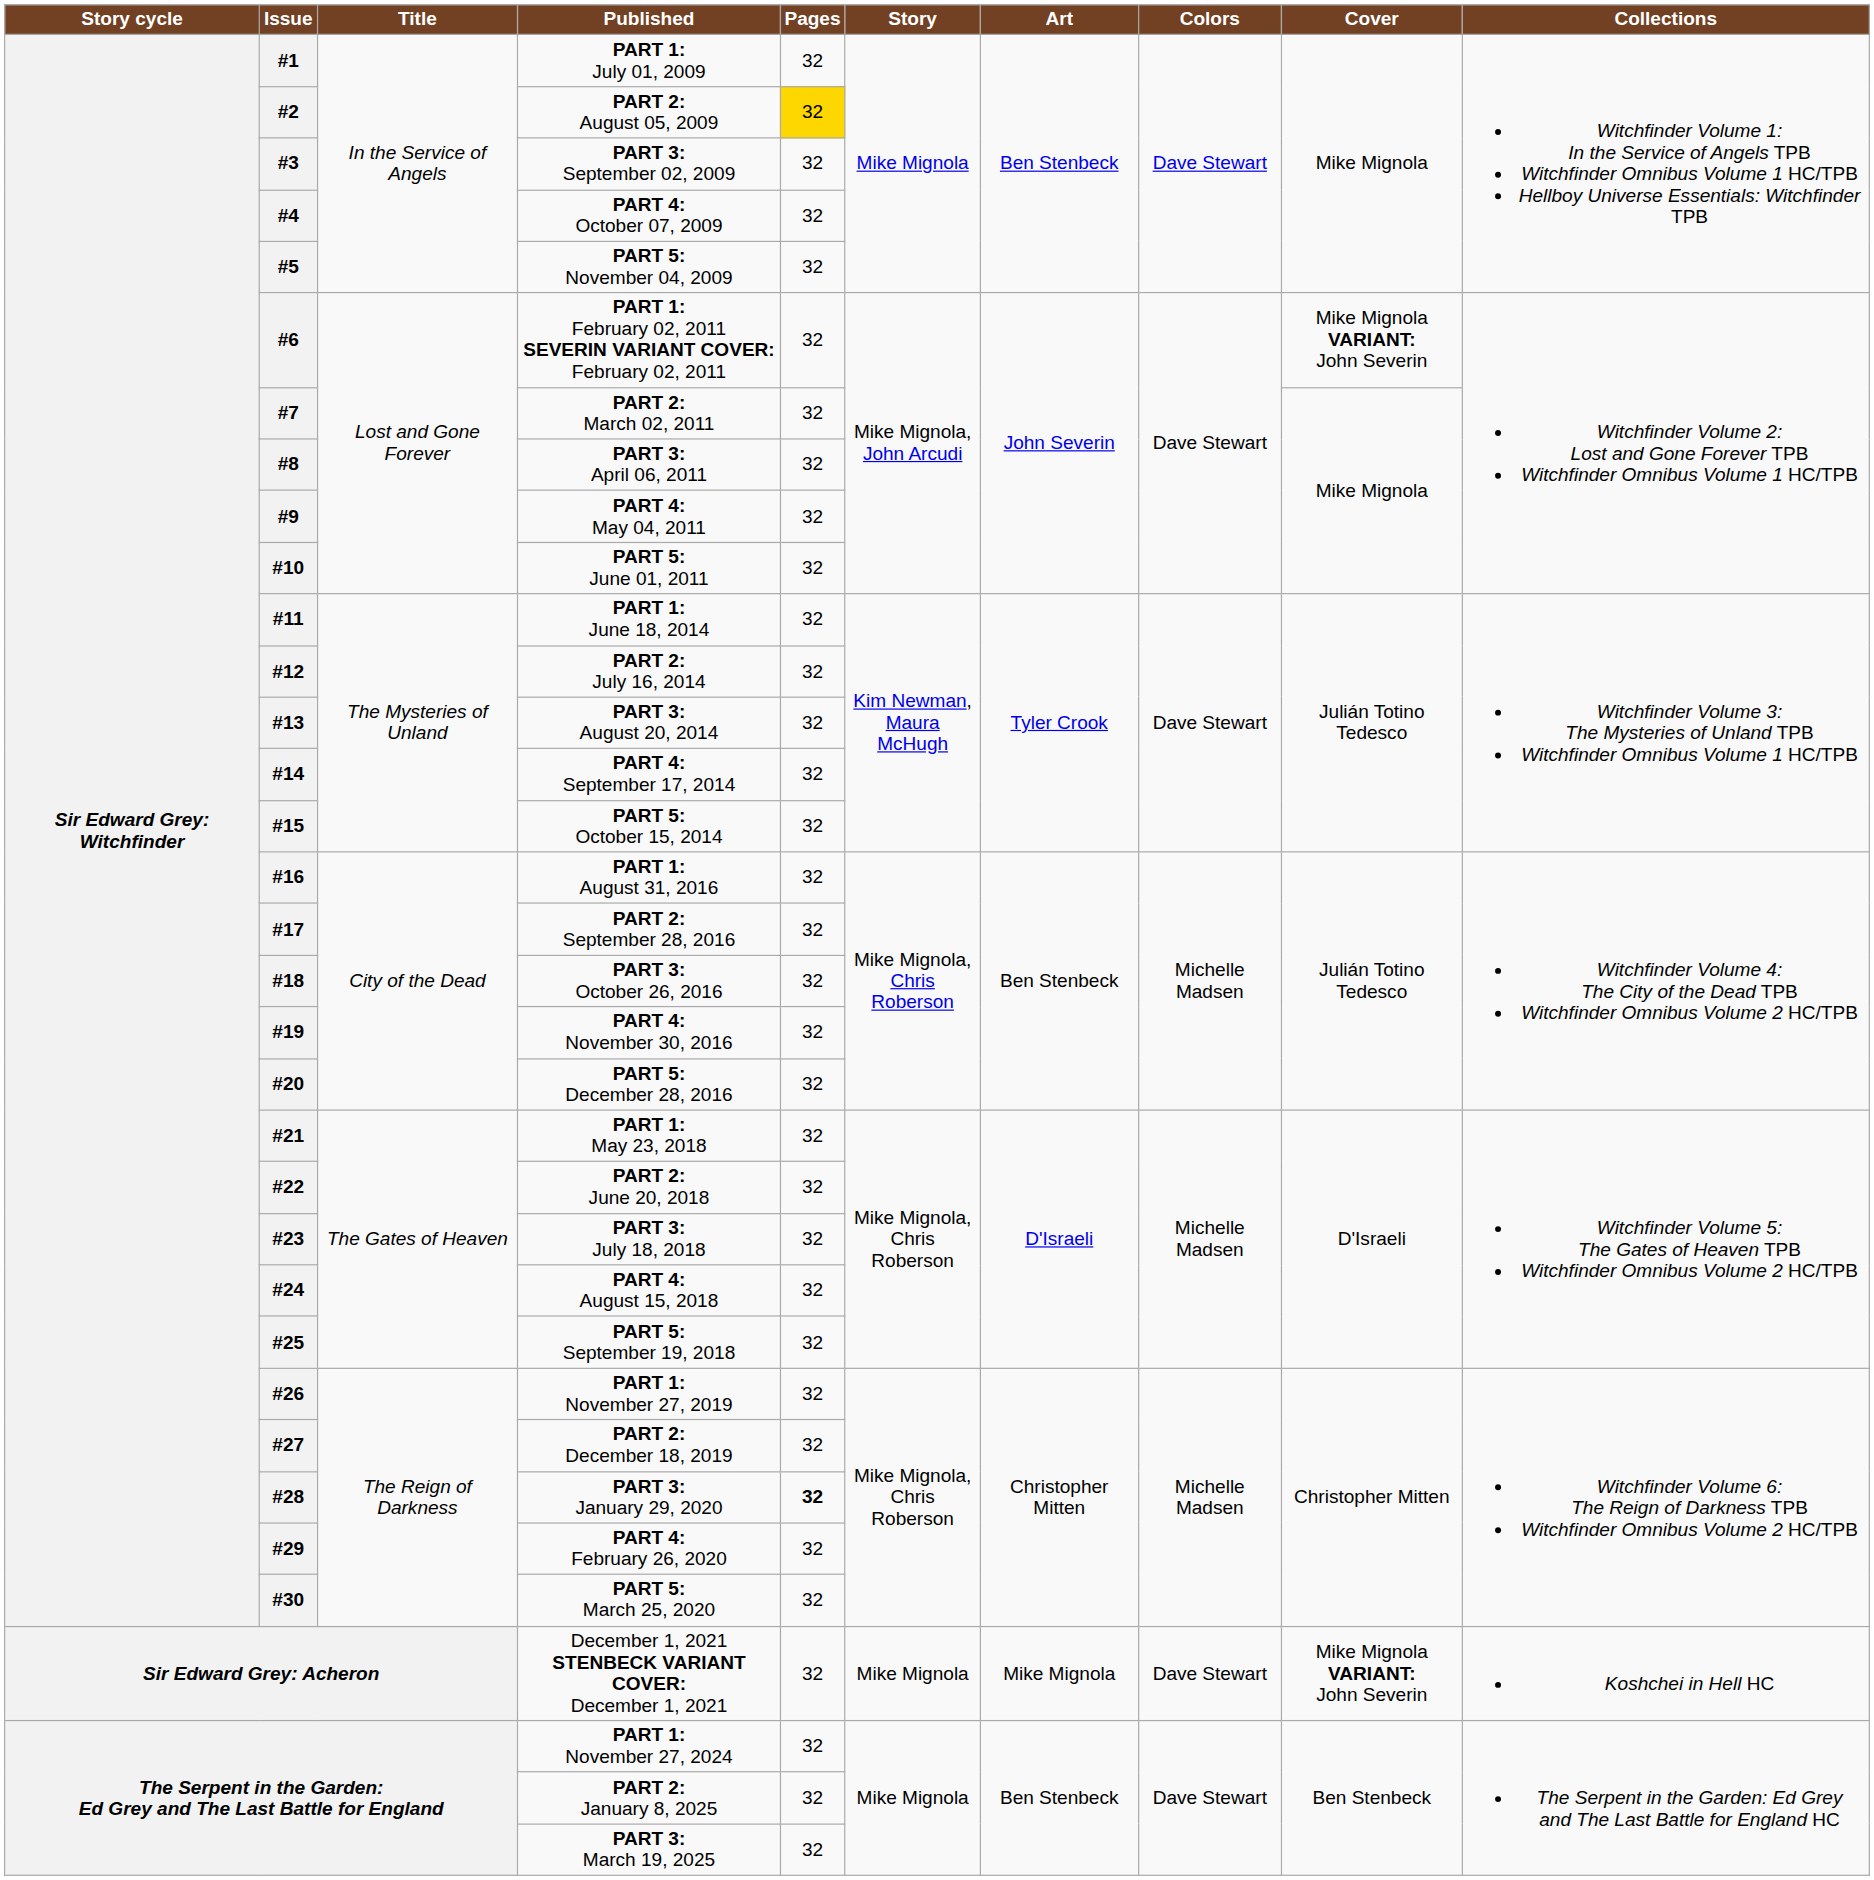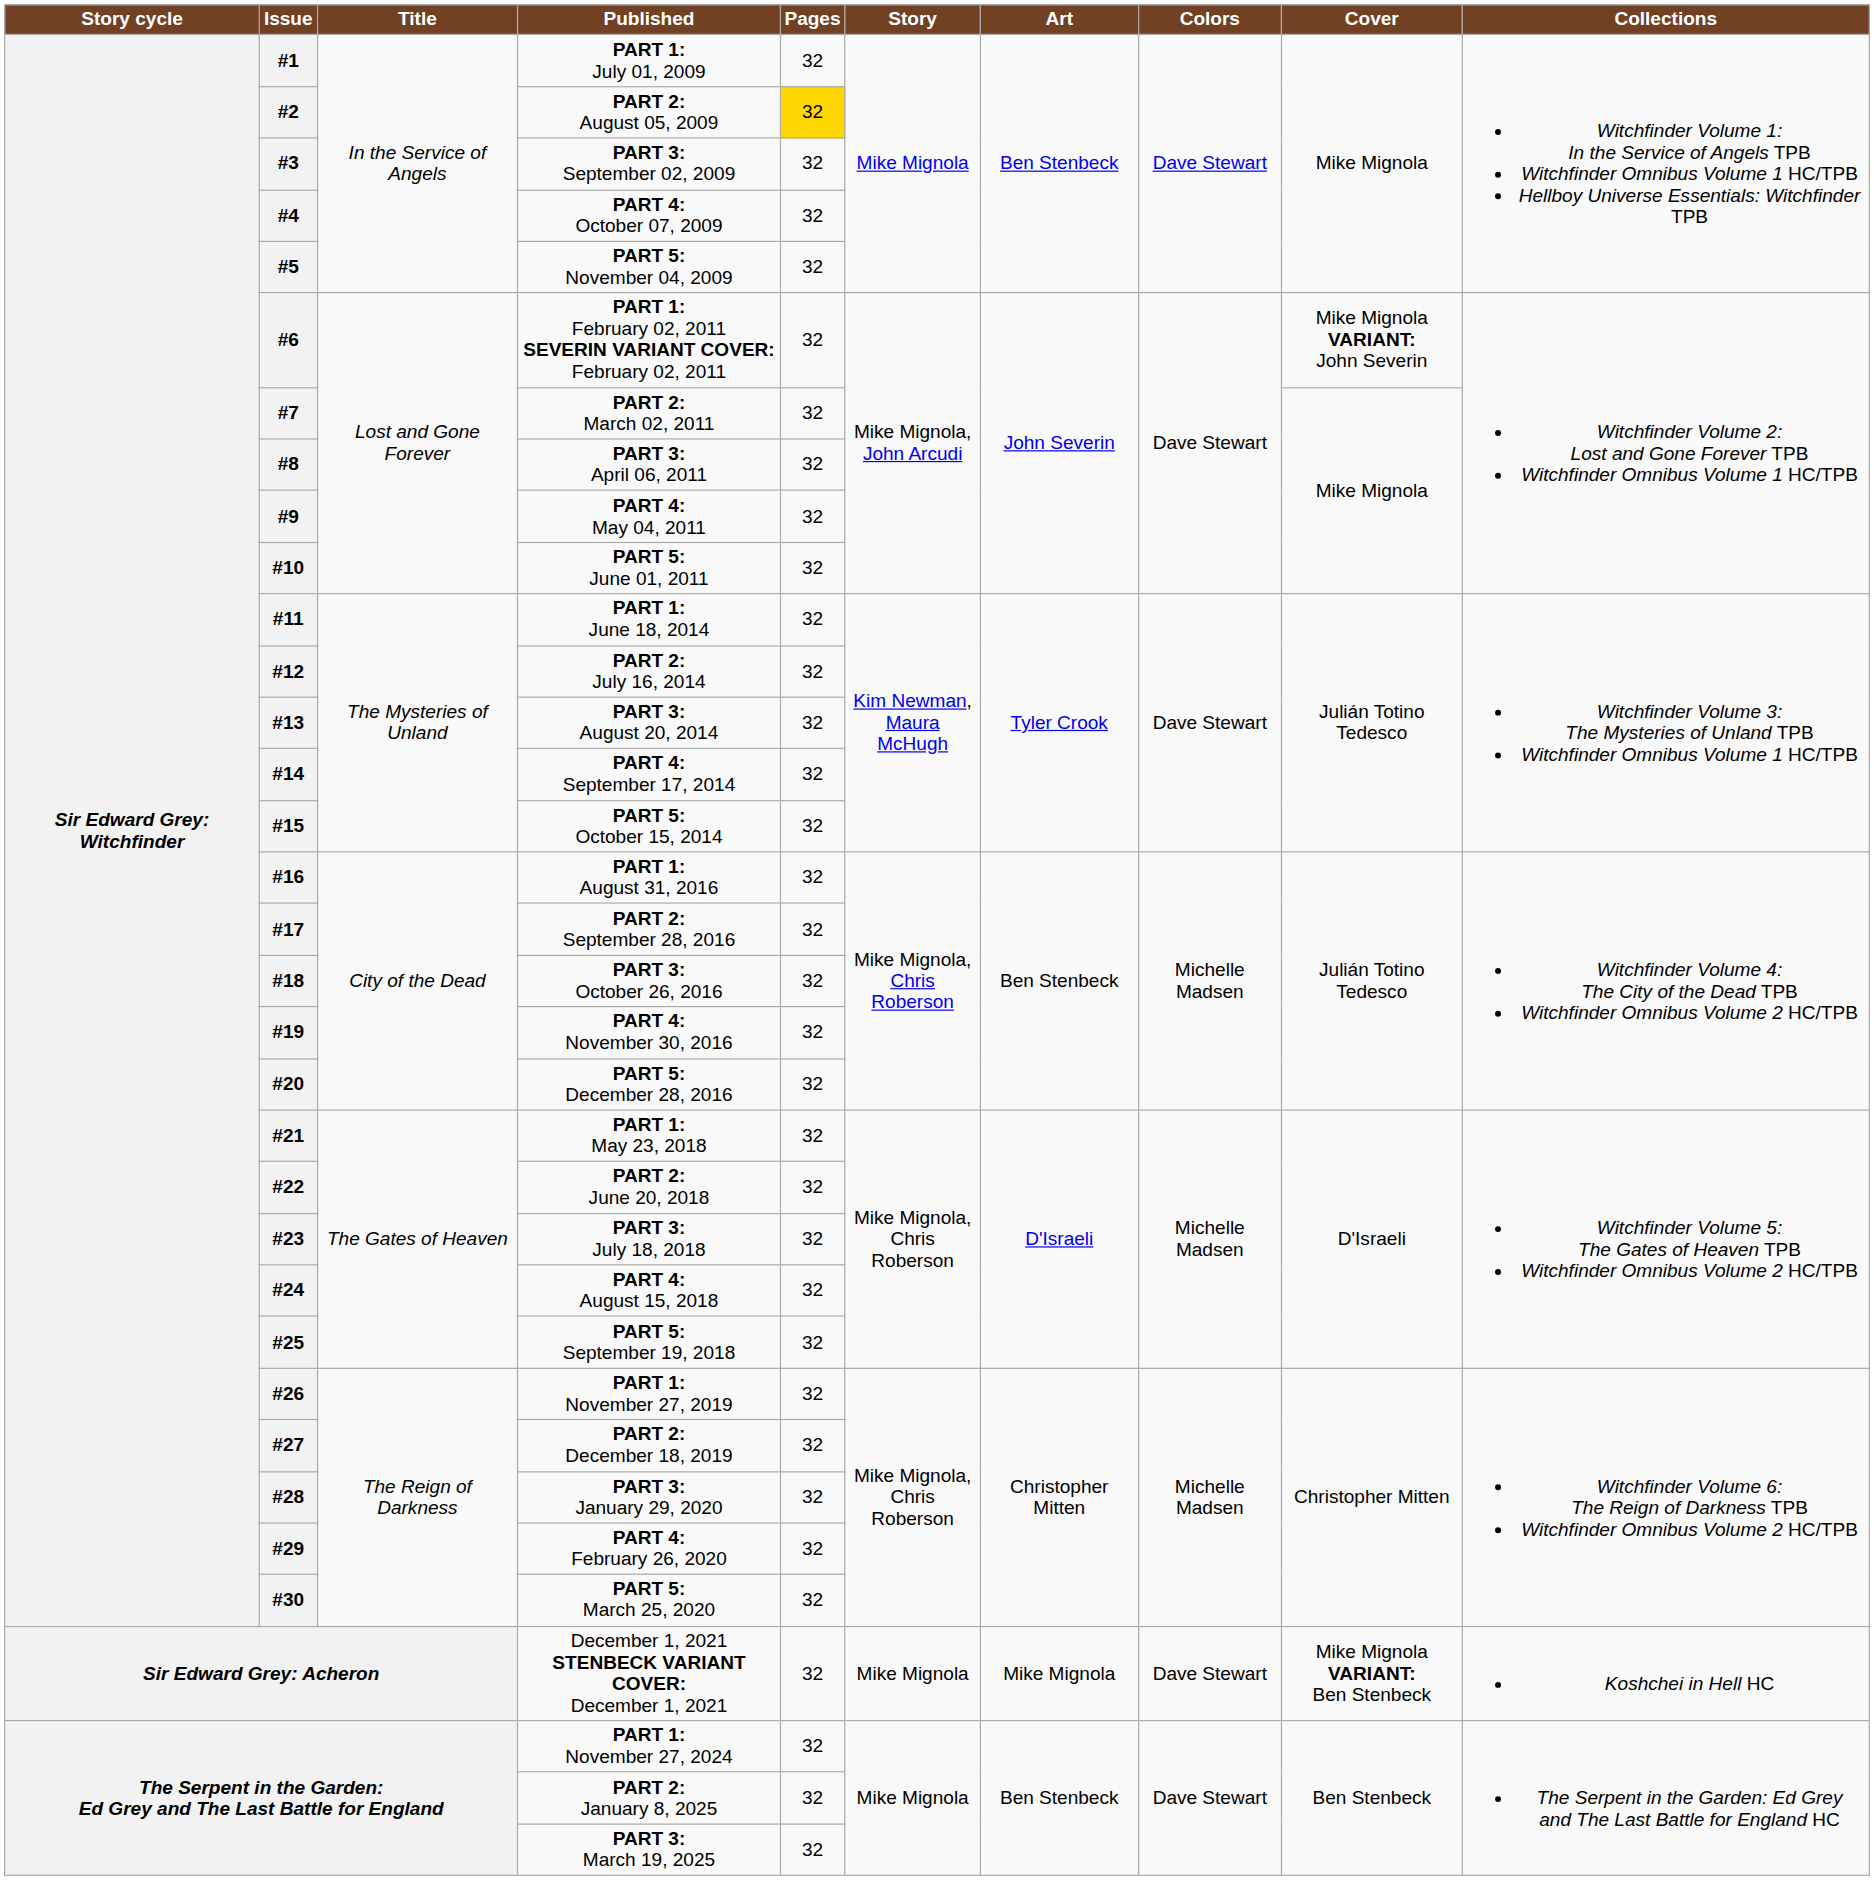(813, 1496) bold -> (813, 1496) normal
(1372, 1673) Mike Mignola VARIANT: John Severin -> (1372, 1673) Mike Mignola VARIANT: Ben Stenbeck
